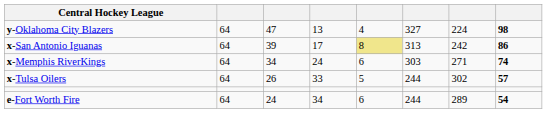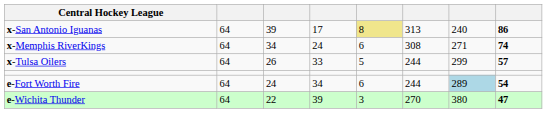- row: (60, 29)
(459, 45) 242 -> (459, 29) 240
(413, 62) 303 -> (413, 45) 308
(459, 78) 302 -> (459, 62) 299
(459, 100) no background -> (459, 83) lightblue background
+ row: (46, 100)
